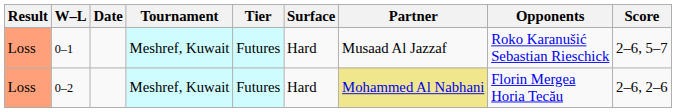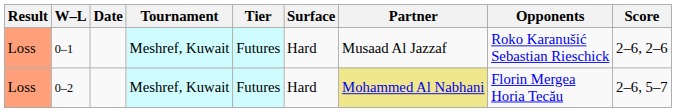(642, 47) 2–6, 5–7 -> (642, 47) 2–6, 2–6
(642, 87) 2–6, 2–6 -> (642, 87) 2–6, 5–7
